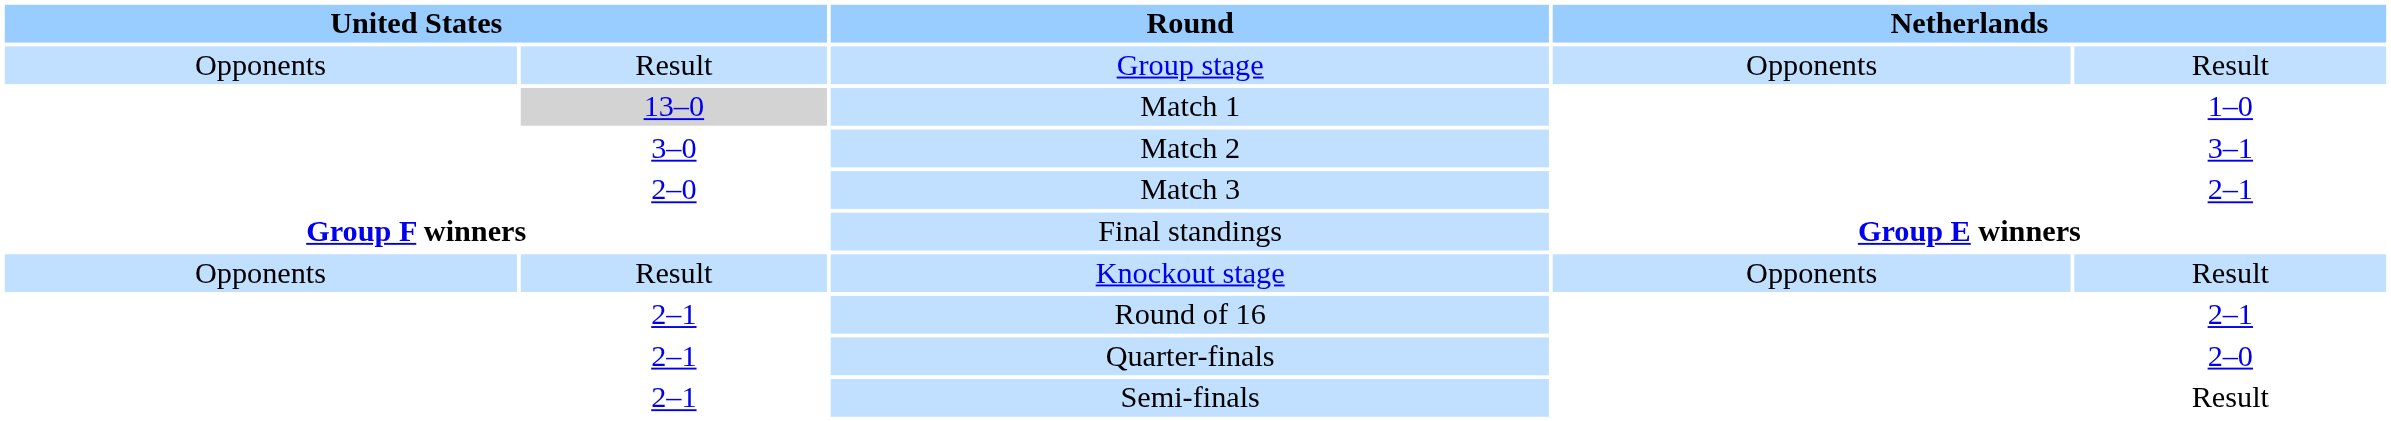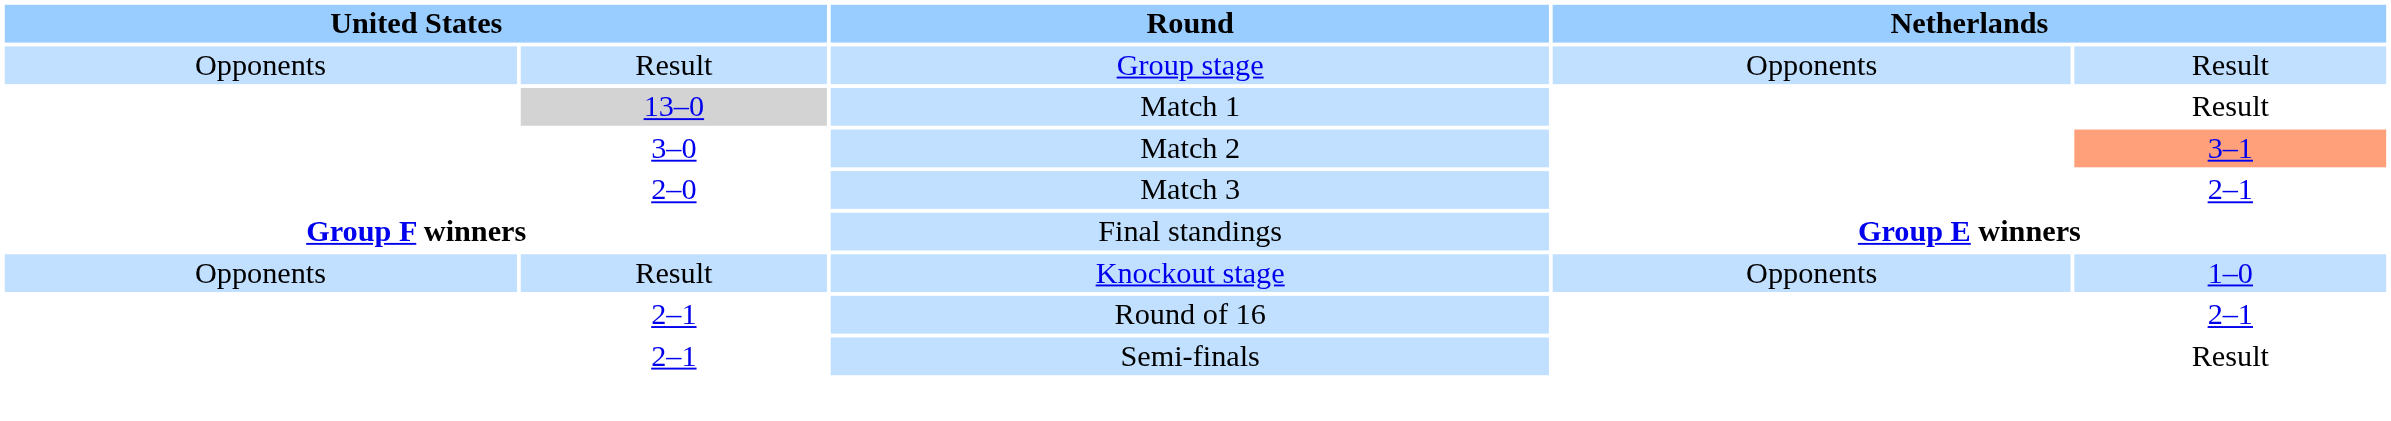(2230, 106) 1–0 -> (2230, 106) Result
(2230, 147) no background -> (2230, 147) lightsalmon background
(2230, 272) Result -> (2230, 272) 1–0
- row: (1190, 355)
